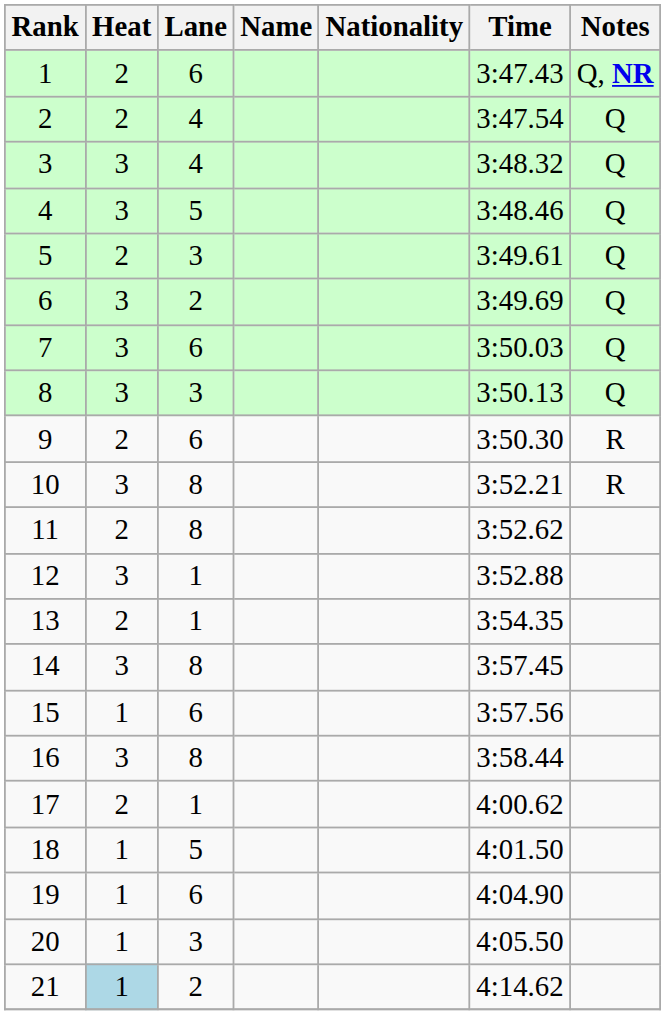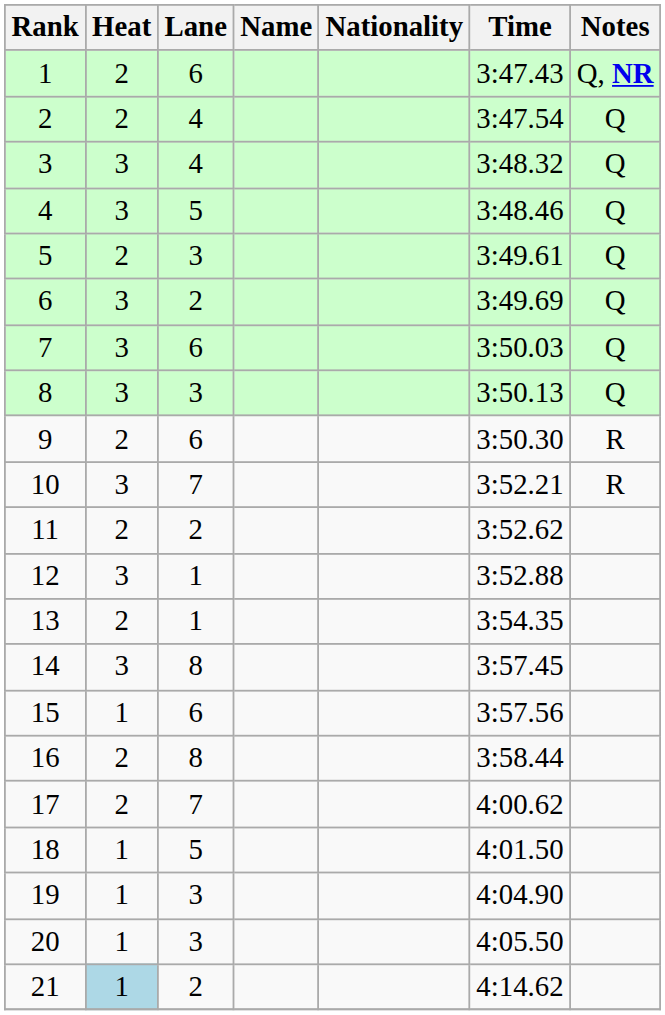(196, 484) 8 -> (196, 484) 7
(196, 529) 8 -> (196, 529) 2
(122, 758) 3 -> (122, 758) 2
(196, 803) 1 -> (196, 803) 7
(196, 895) 6 -> (196, 895) 3
